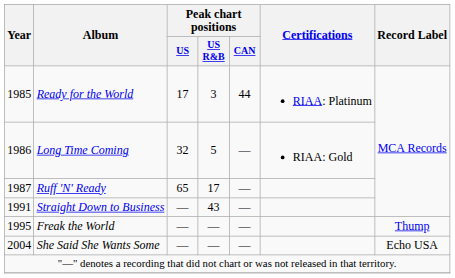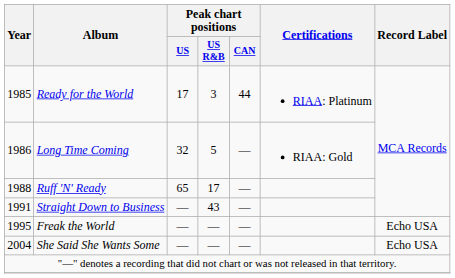(19, 188) 1987 -> (19, 188) 1988
(412, 226) Thump -> (412, 226) Echo USA
